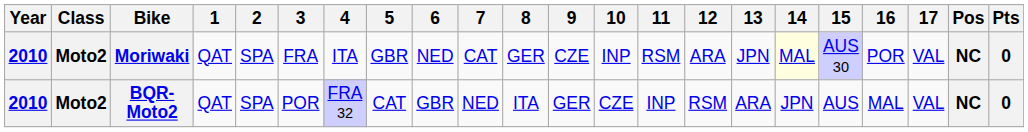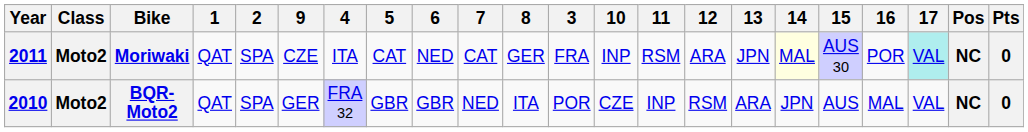columns swapped: (301, 18) <-> (572, 18)
(28, 55) 2010 -> (28, 55) 2011
(389, 55) GBR -> (389, 55) CAT
(929, 55) no background -> (929, 55) paleturquoise background
(389, 103) CAT -> (389, 103) GBR
